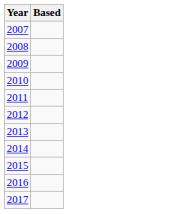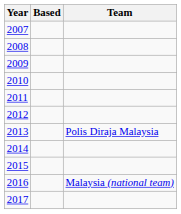+ column: (120, 13)
